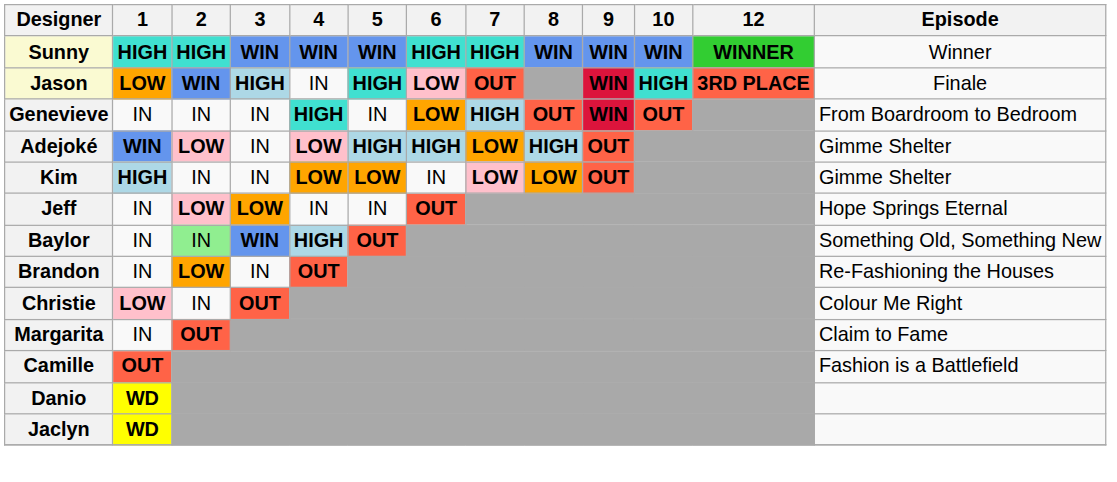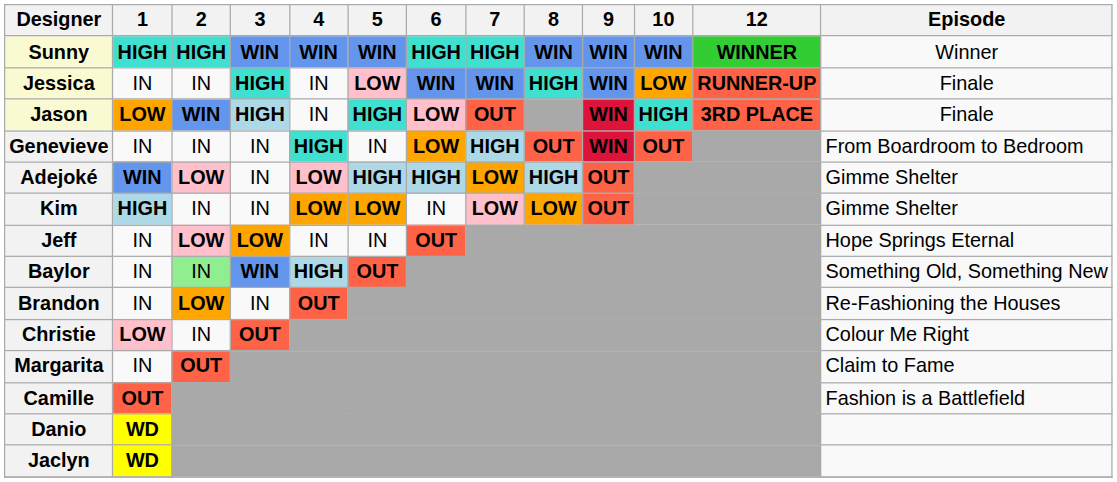+ row: (59, 83)
